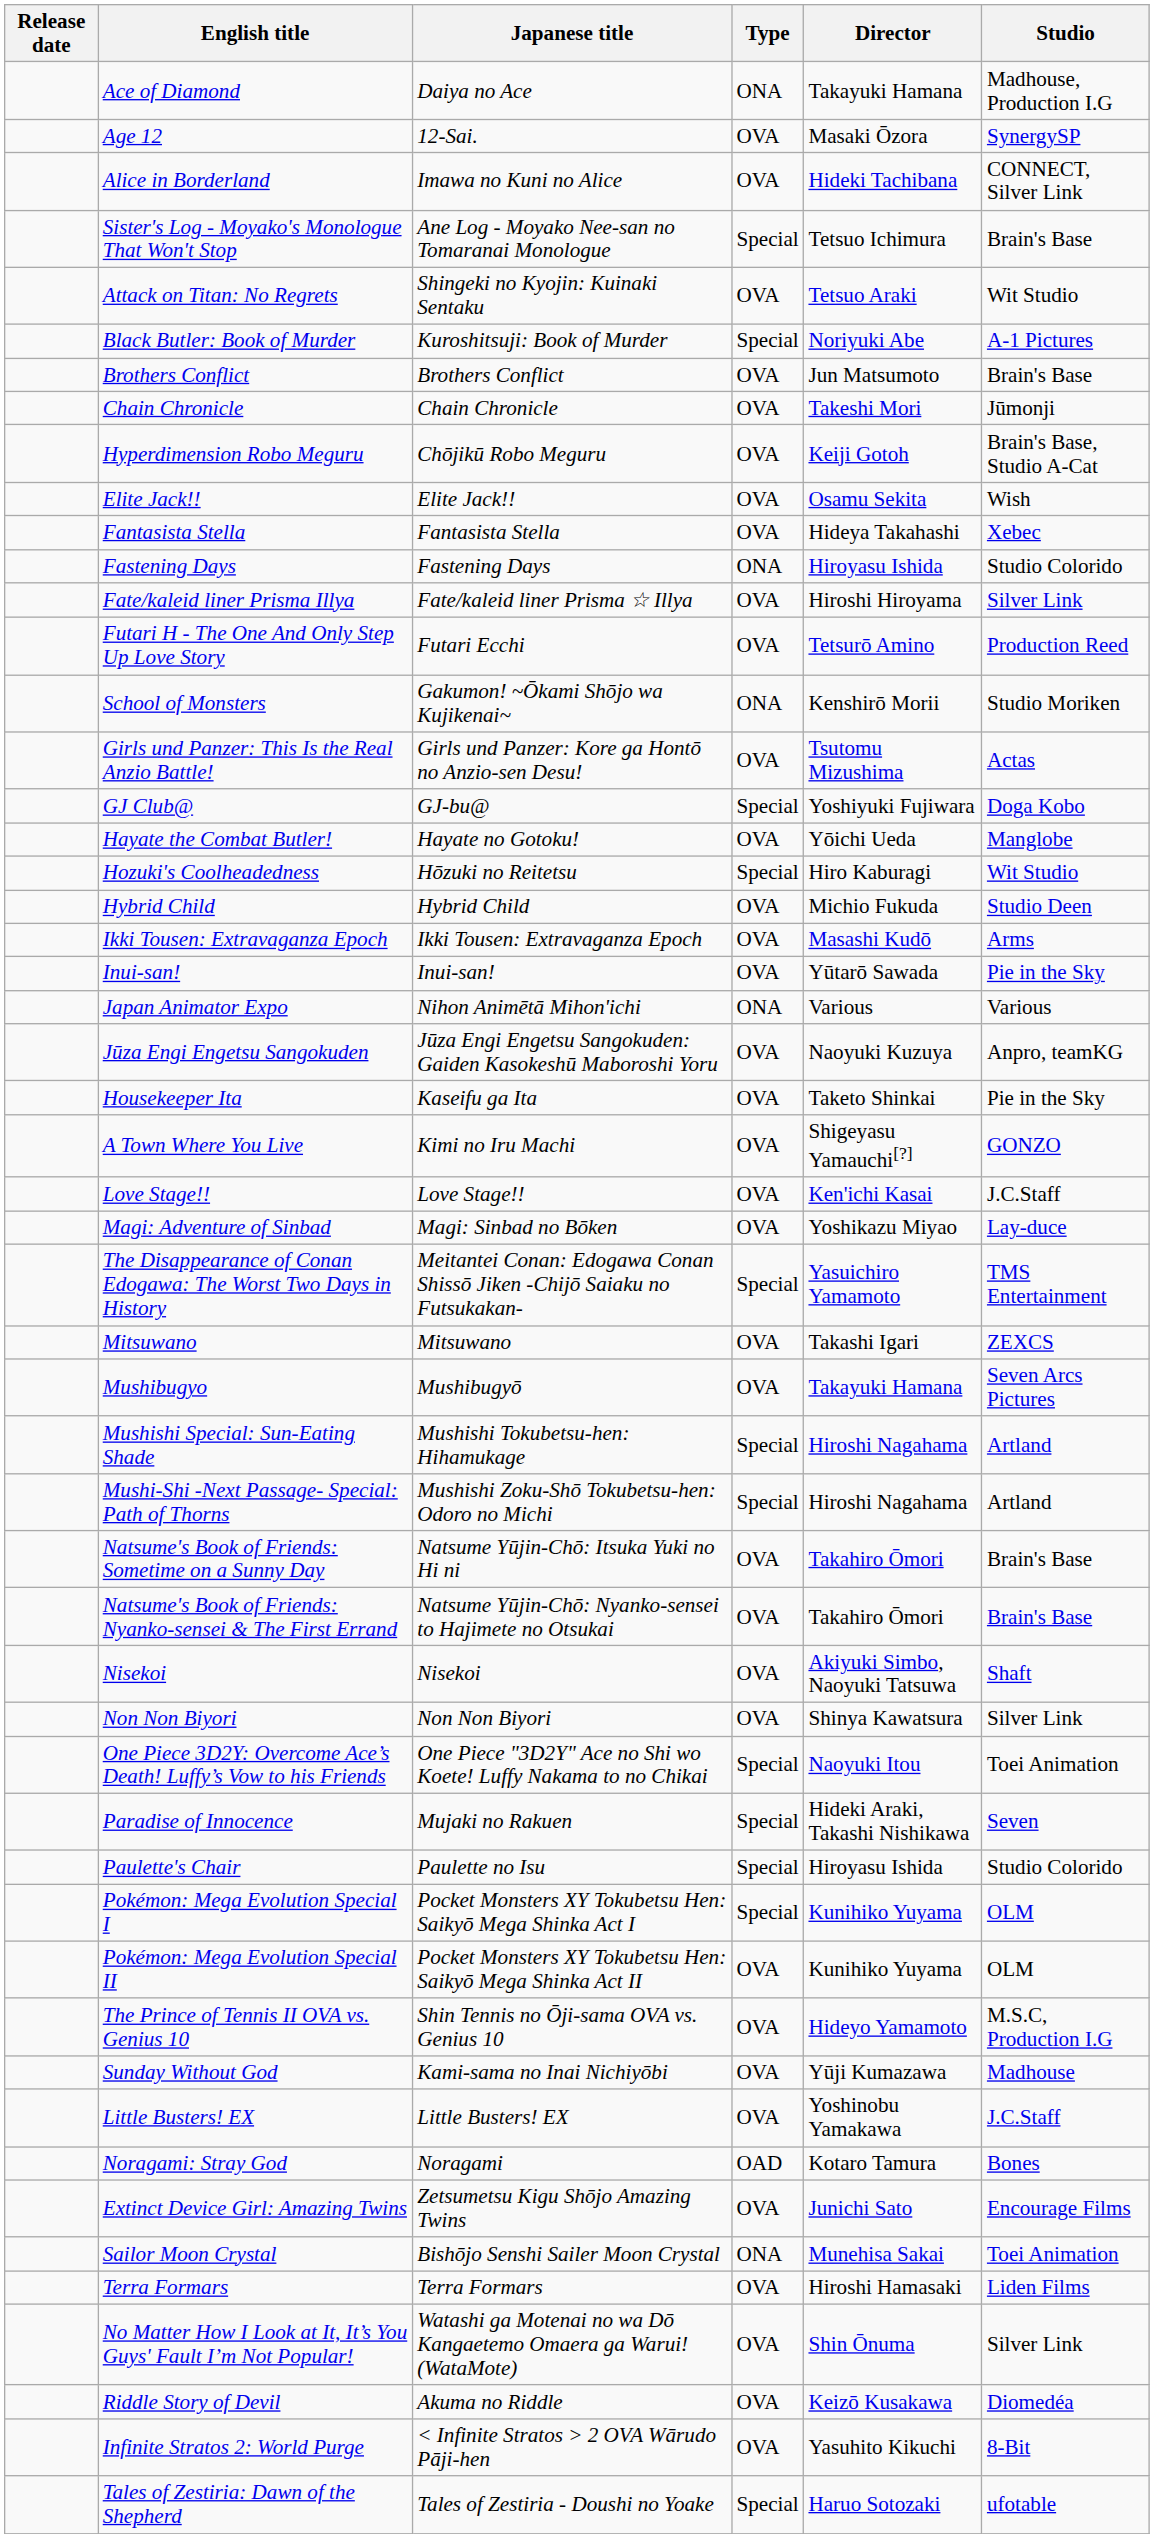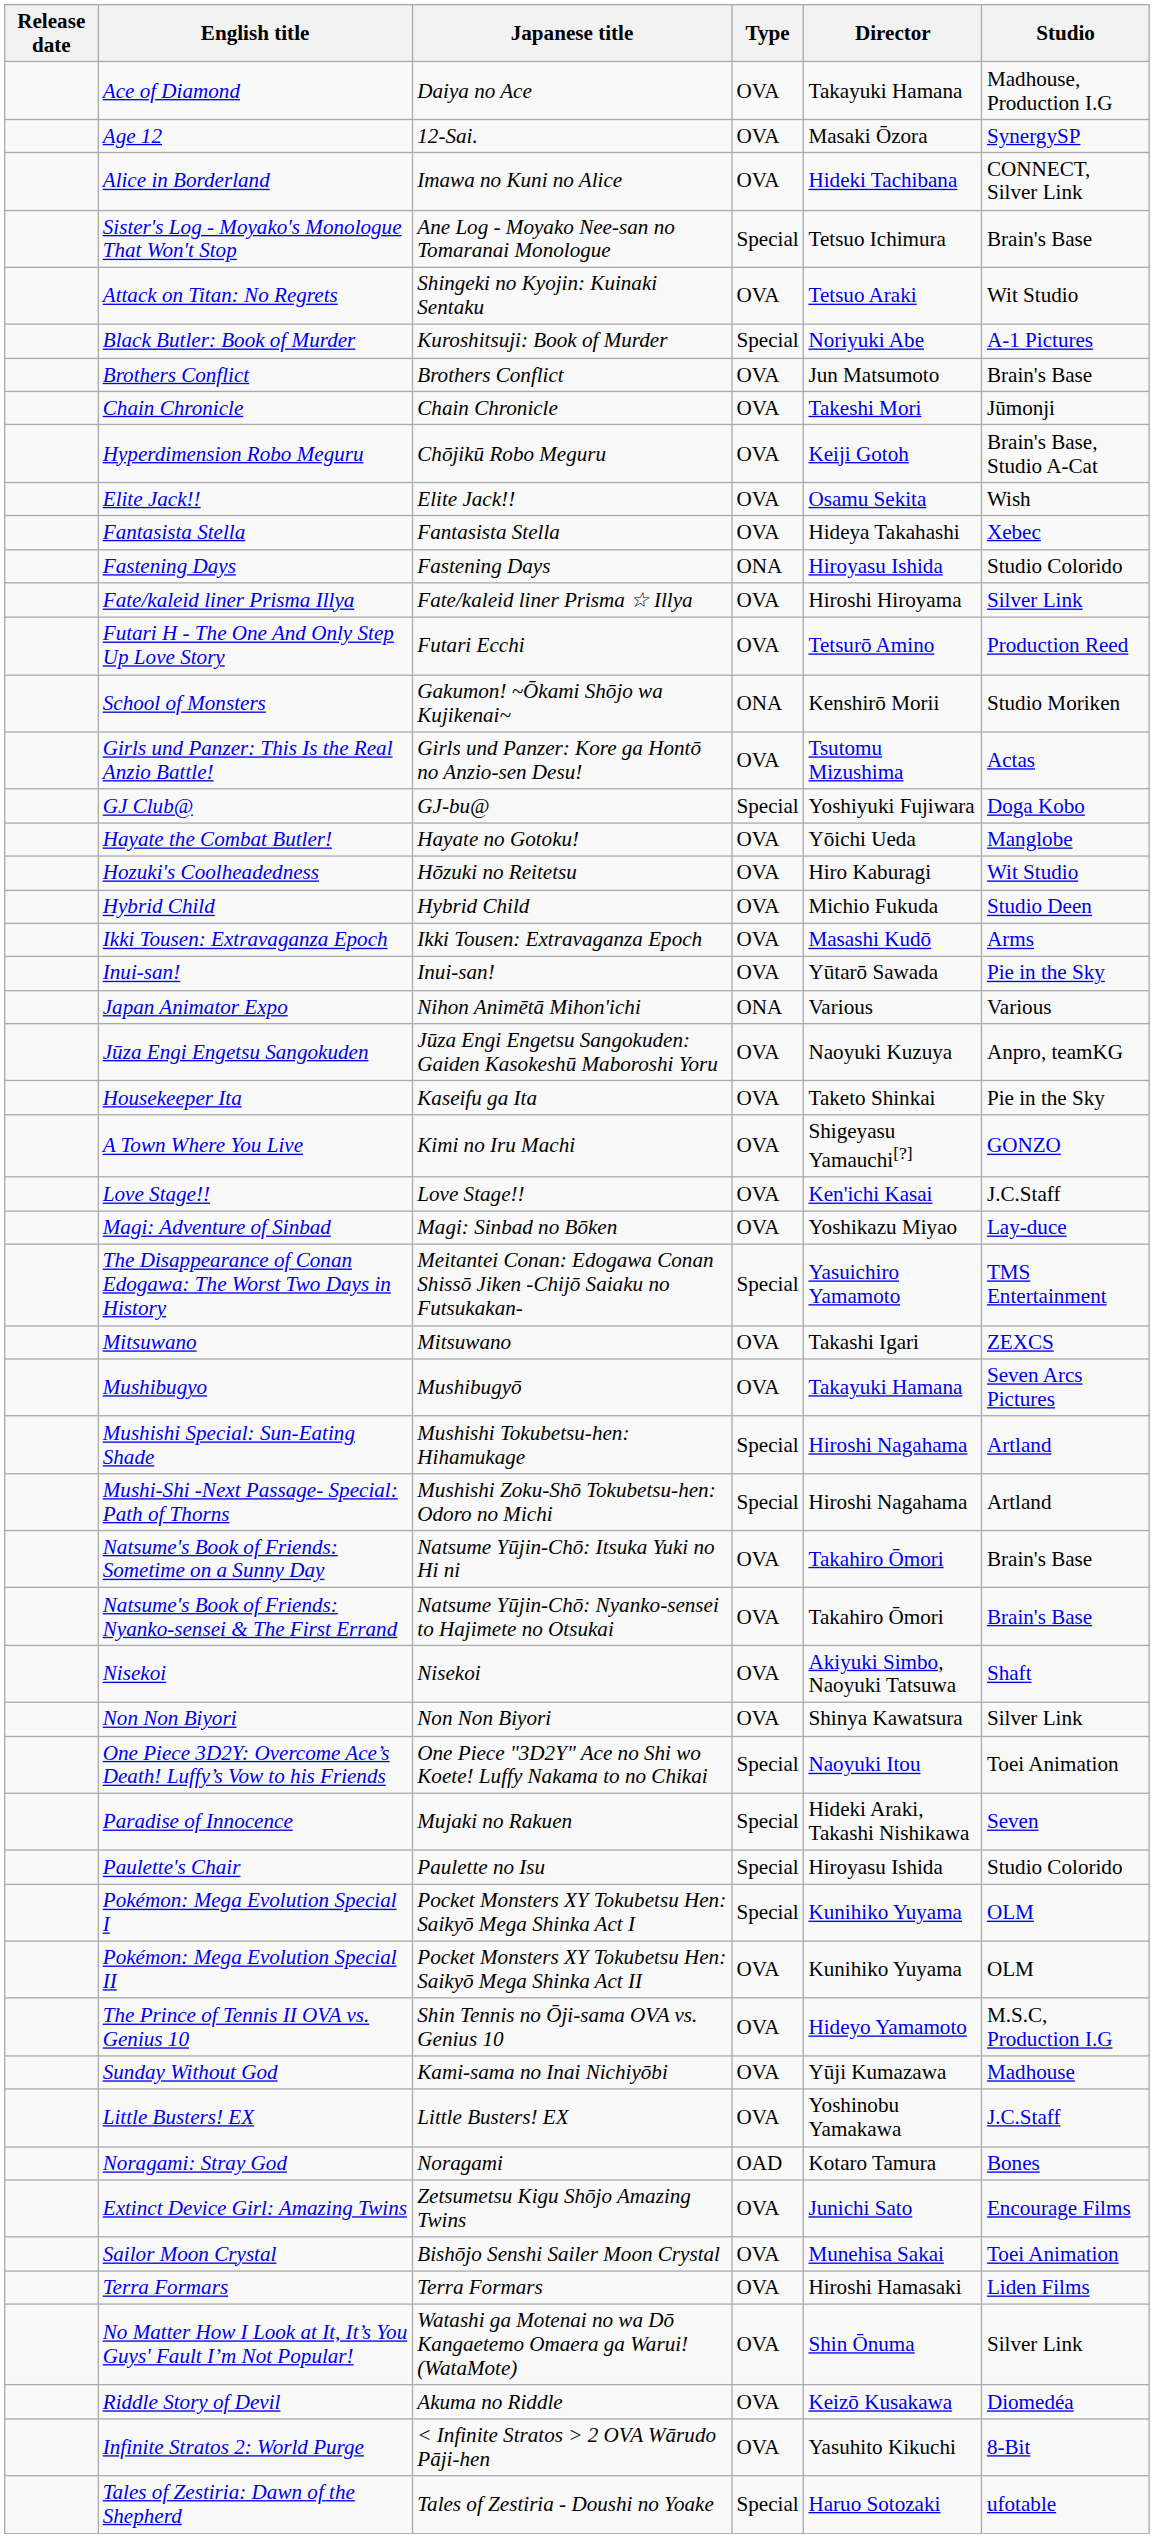(759, 90) ONA -> (758, 90) OVA
(768, 872) Special -> (758, 872) OVA
(759, 2253) ONA -> (758, 2253) OVA
